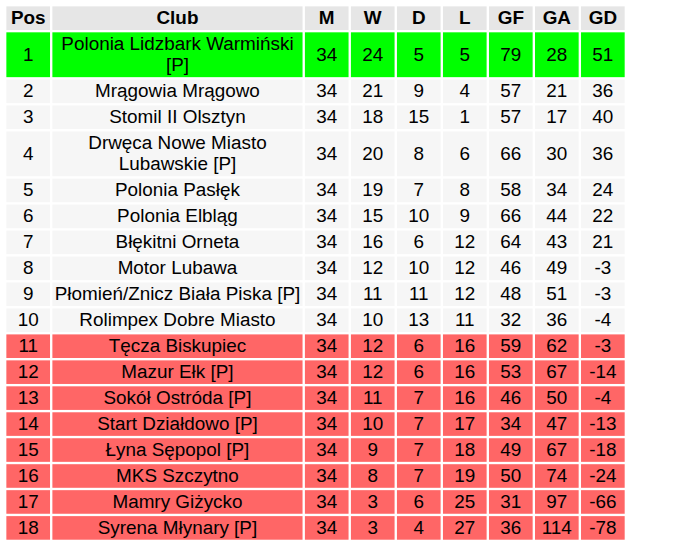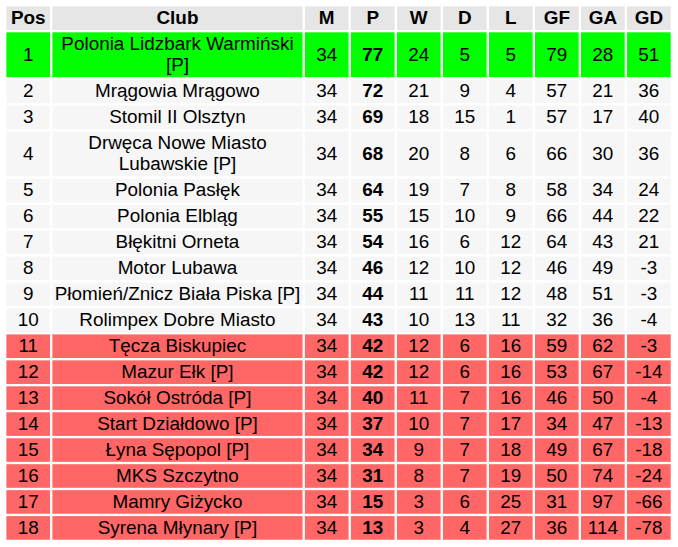+ column: (373, 18)
